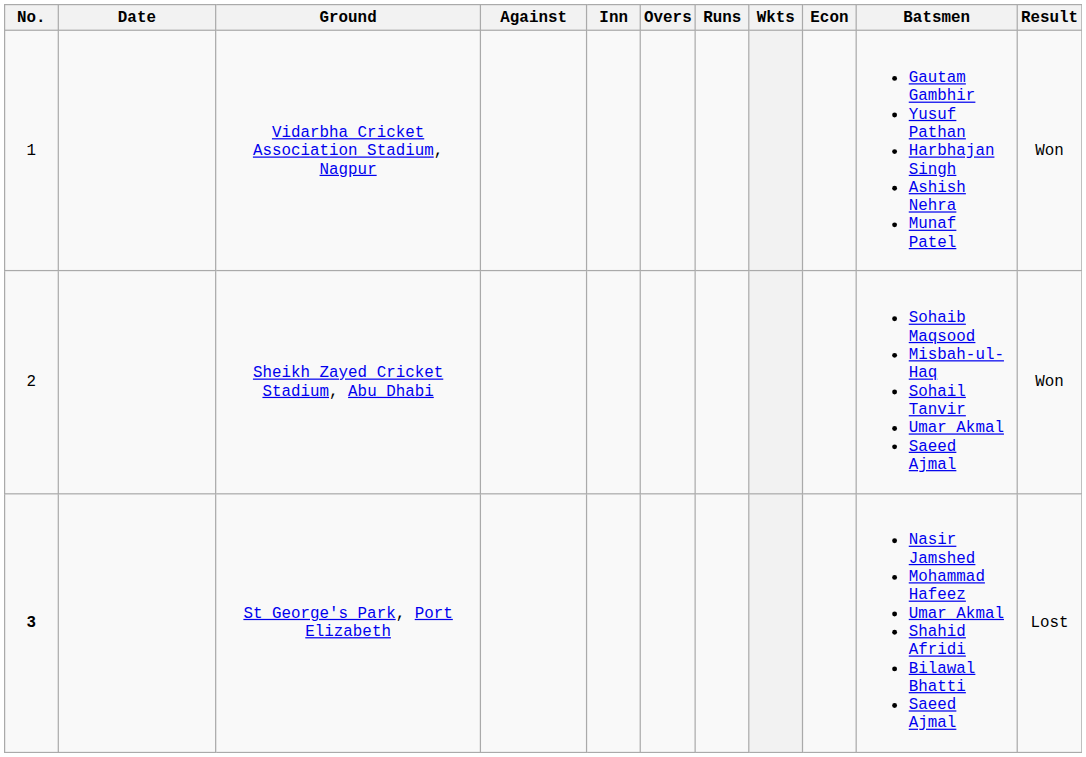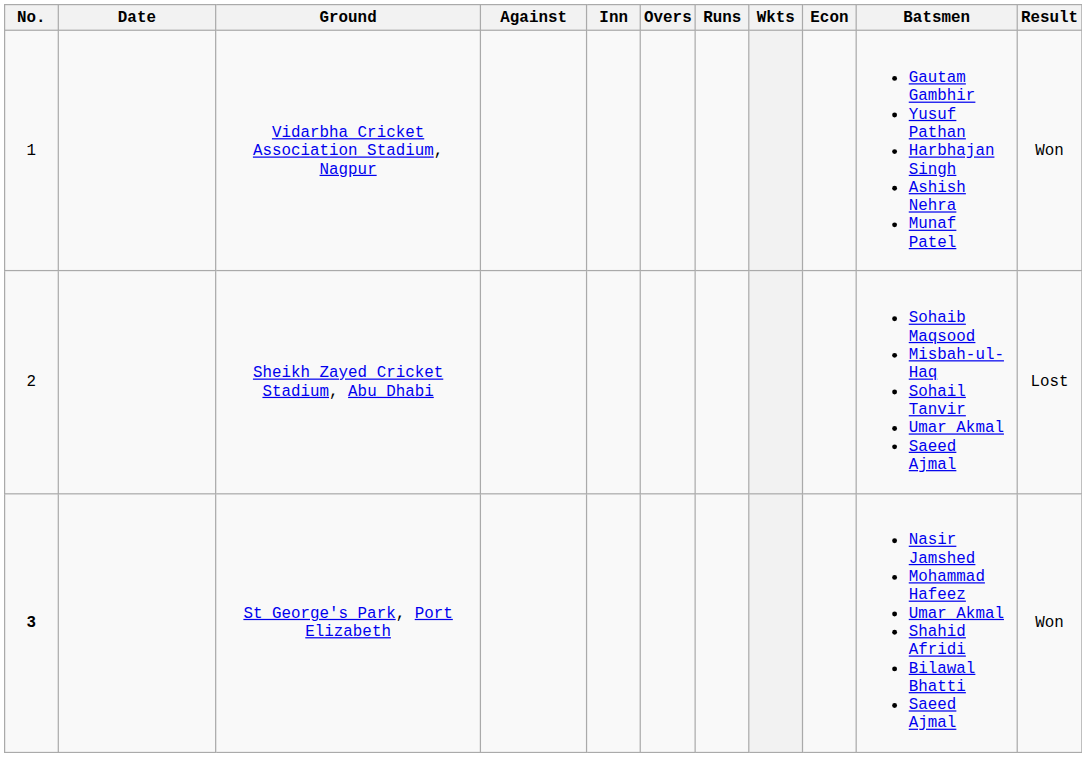(1050, 382) Won -> (1050, 382) Lost
(1050, 623) Lost -> (1050, 623) Won
